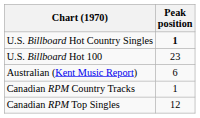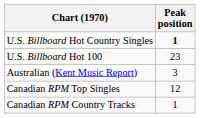(175, 72) 6 -> (175, 72) 3
rows swapped: (71, 89) <-> (63, 105)
